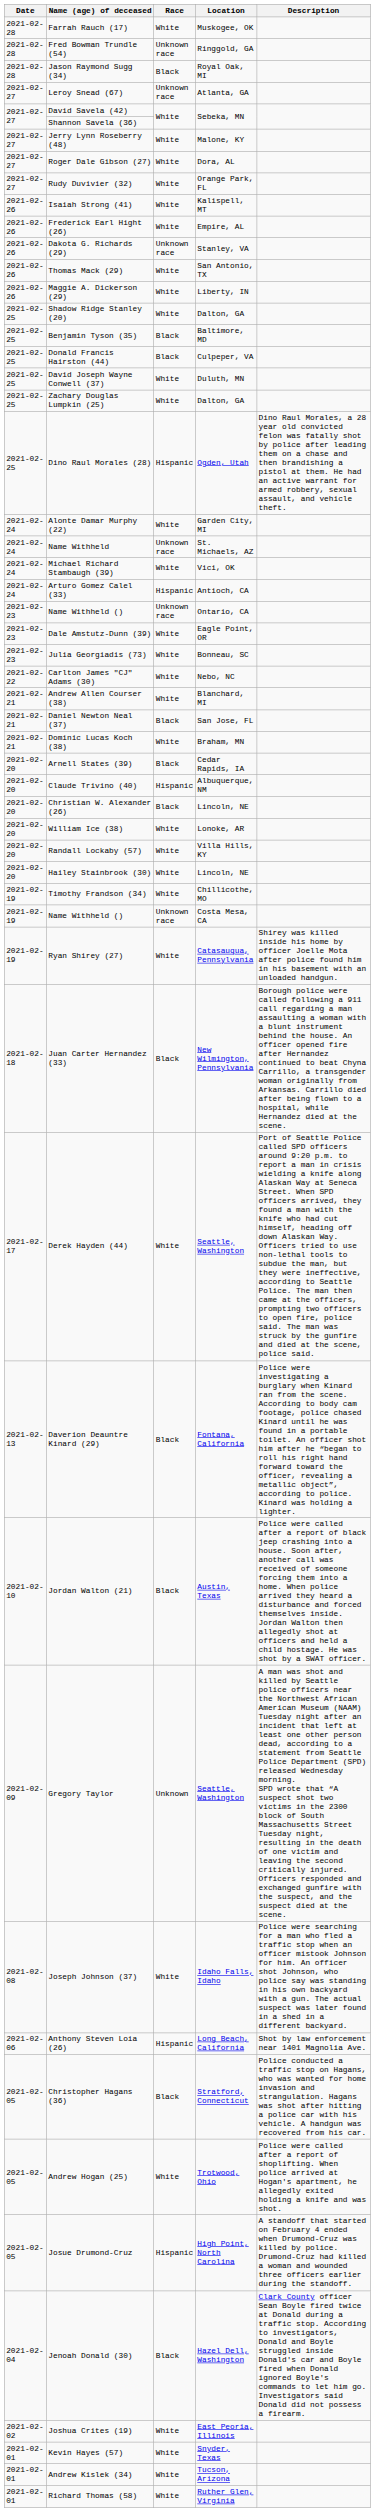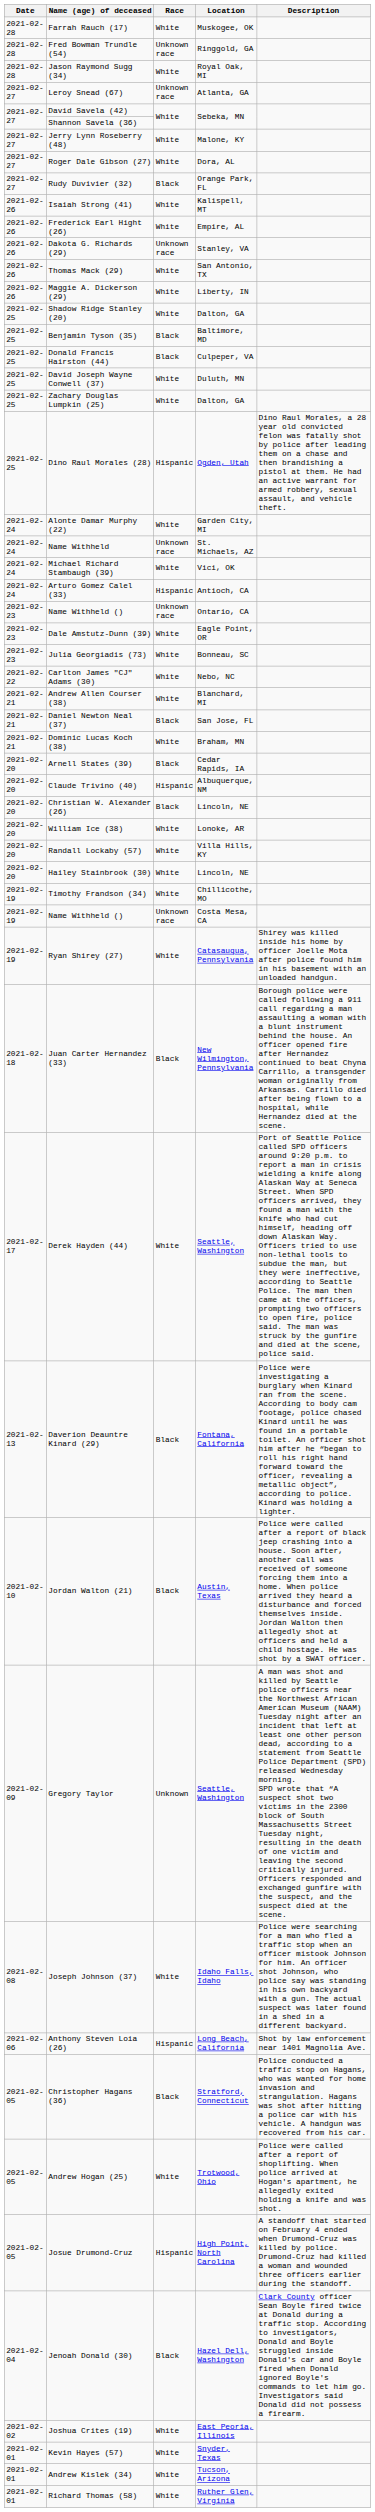(167, 71) Black -> (167, 71) White
(167, 184) White -> (167, 184) Black
